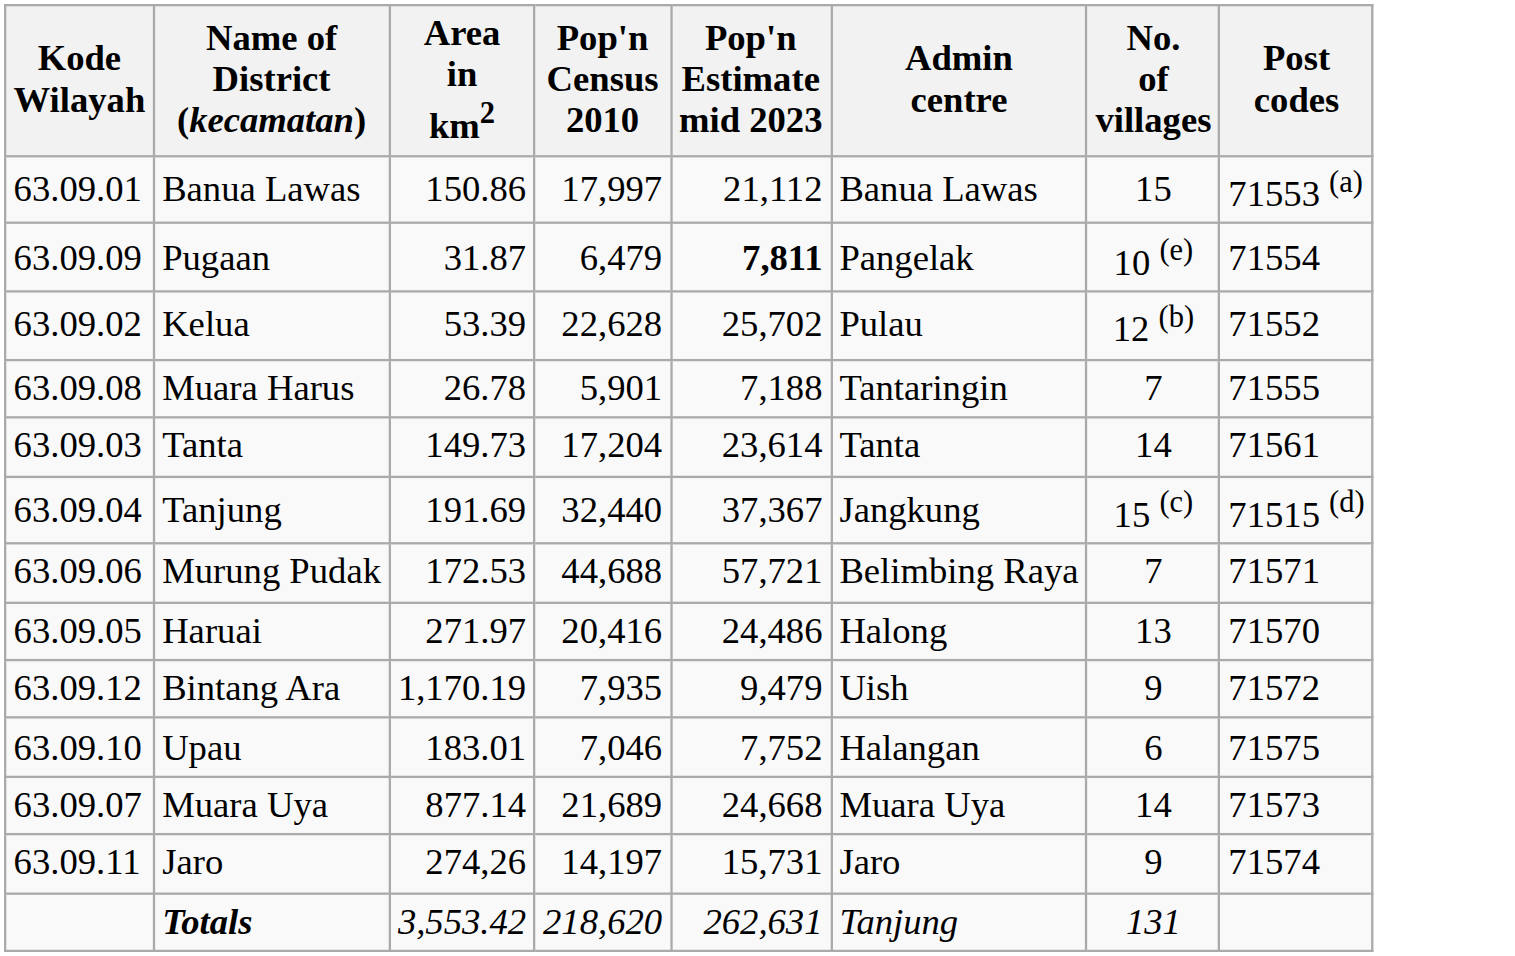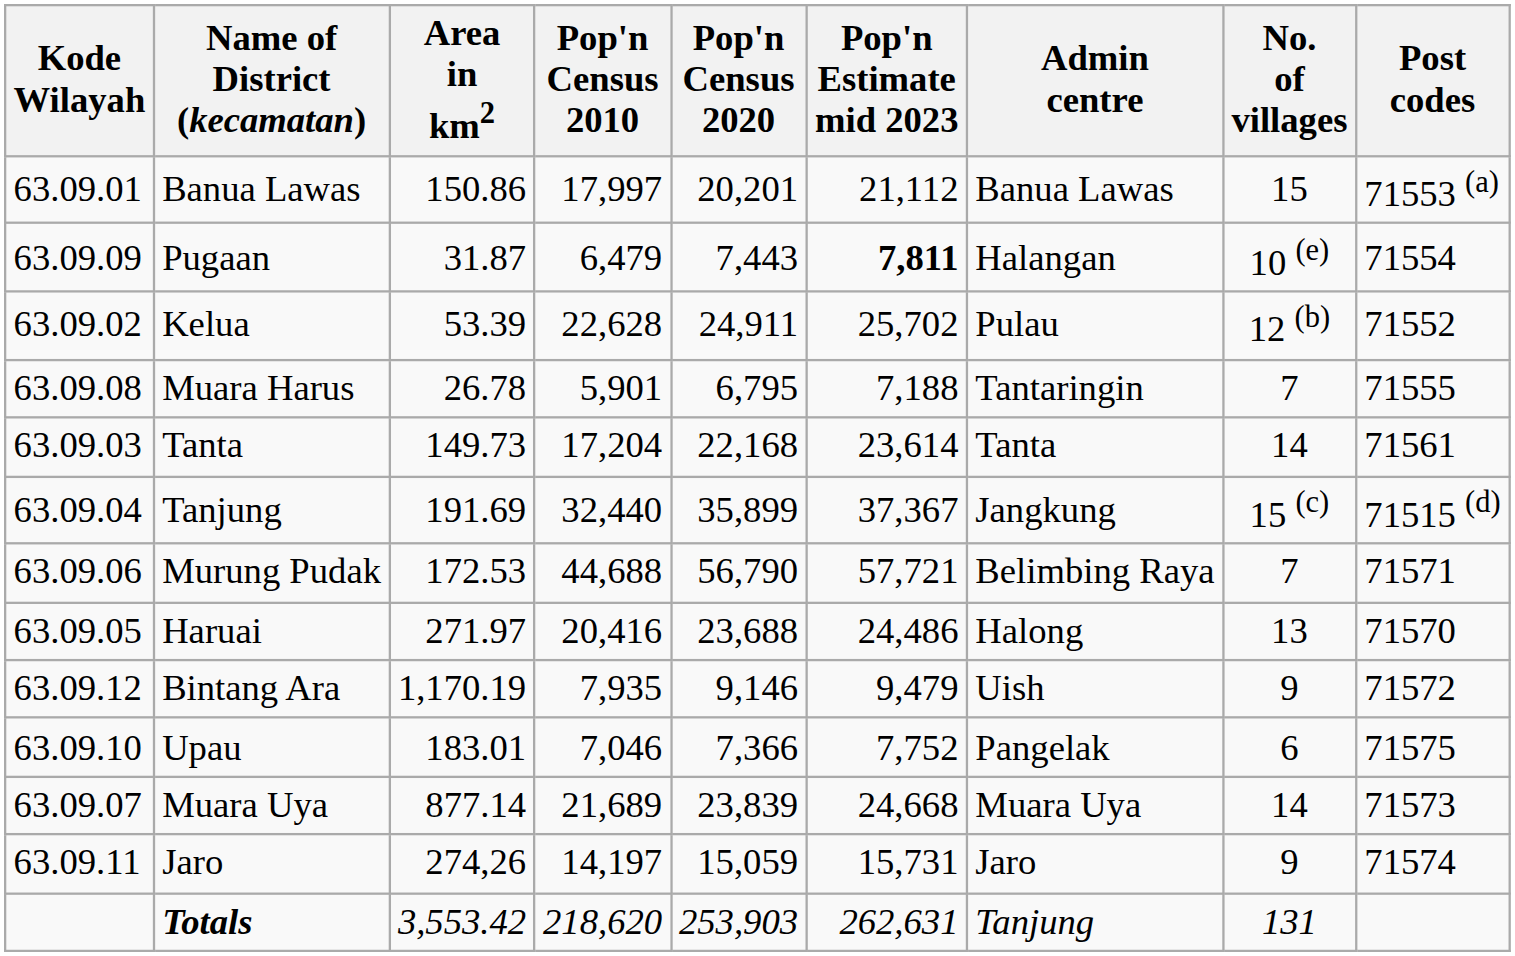+ column: (739, 79)
(907, 256) Pangelak -> (1046, 256) Halangan
(910, 746) Halangan -> (1043, 746) Pangelak
